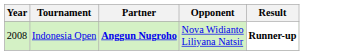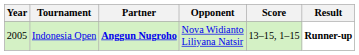+ column: (274, 13)
(17, 36) 2008 -> (17, 36) 2005
